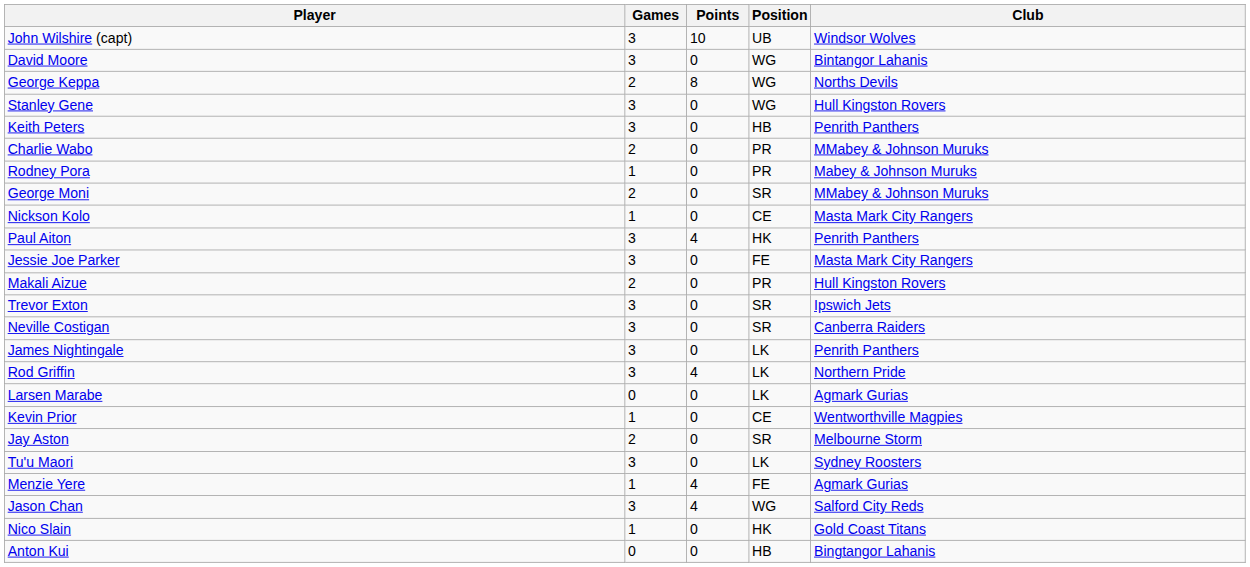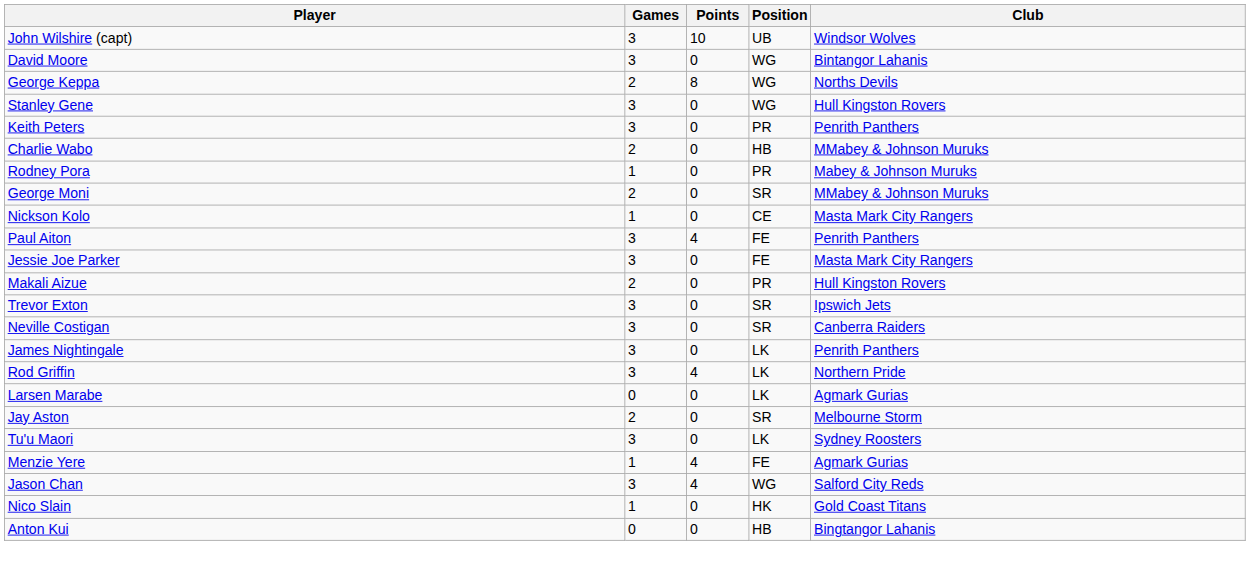(762, 127) HB -> (762, 127) PR
(762, 149) PR -> (762, 149) HB
(762, 238) HK -> (761, 238) FE
- row: (42, 417)
